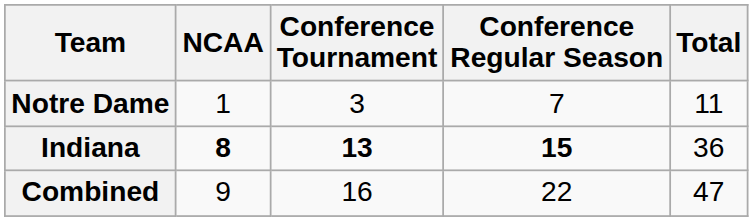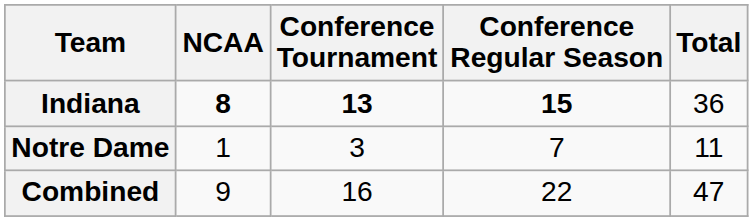rows swapped: (90, 147) <-> (90, 103)
